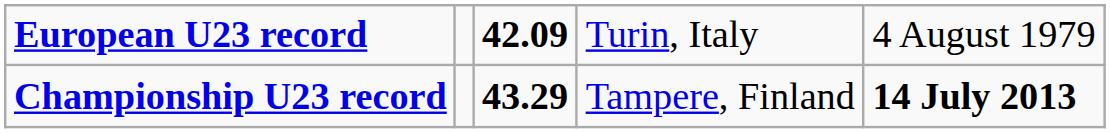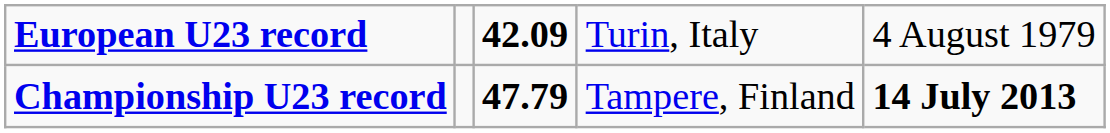(525, 95) 43.29 -> (525, 95) 47.79
